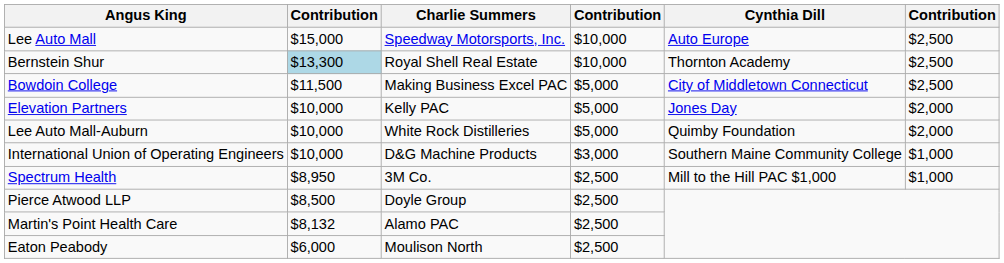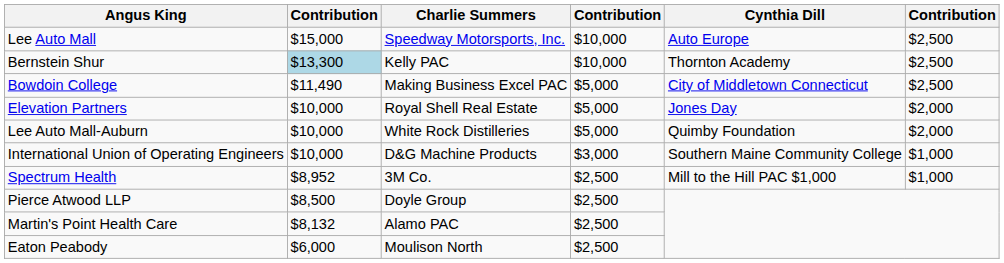(461, 62) Royal Shell Real Estate -> (417, 62) Kelly PAC
(316, 85) $11,500 -> (316, 85) $11,490
(417, 108) Kelly PAC -> (461, 108) Royal Shell Real Estate
(313, 177) $8,950 -> (313, 177) $8,952
